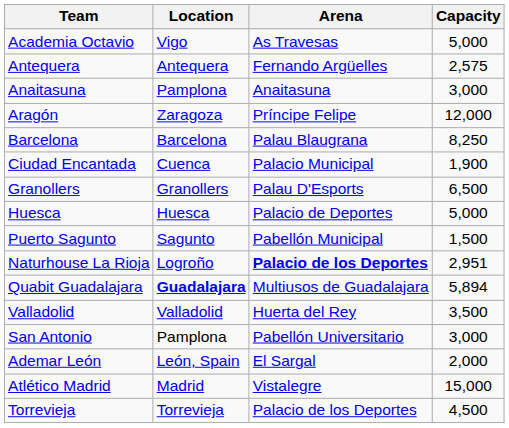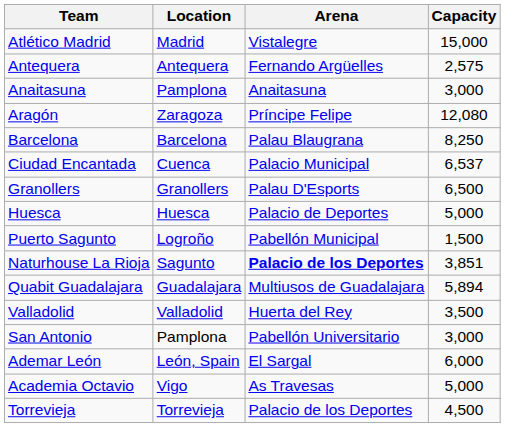rows swapped: (59, 386) <-> (71, 41)
(468, 115) 12,000 -> (464, 115) 12,080
(468, 164) 1,900 -> (464, 164) 6,537
(186, 238) Sagunto -> (185, 238) Logroño
(185, 262) Logroño -> (186, 262) Sagunto
(468, 262) 2,951 -> (464, 262) 3,851
(201, 287) bold -> (199, 287) normal
(468, 361) 2,000 -> (464, 361) 6,000
